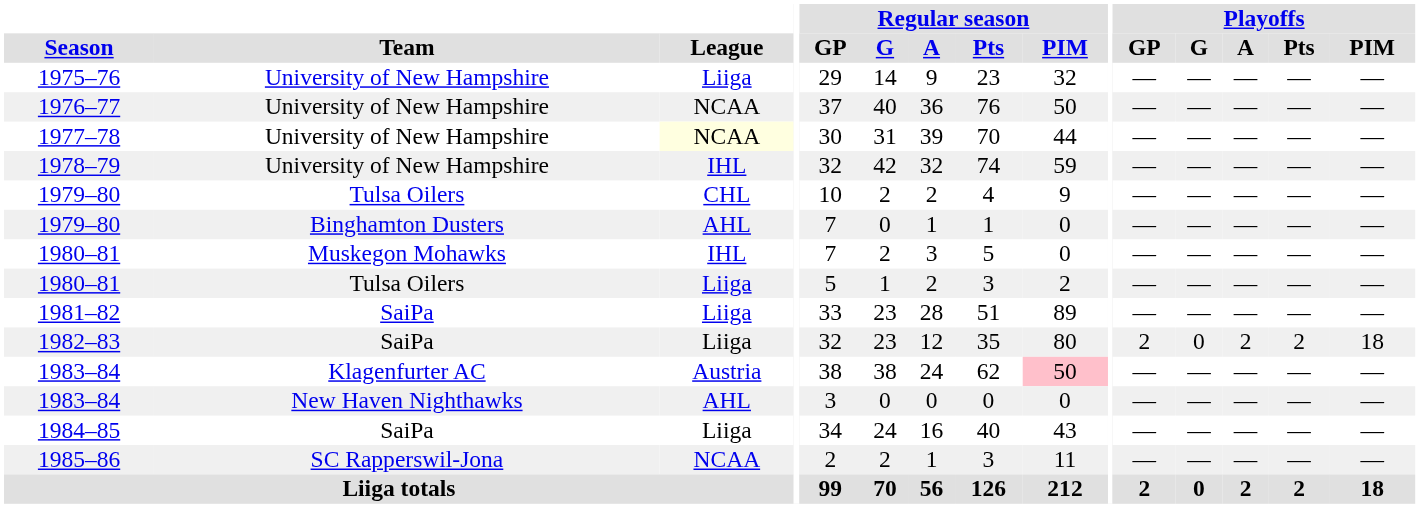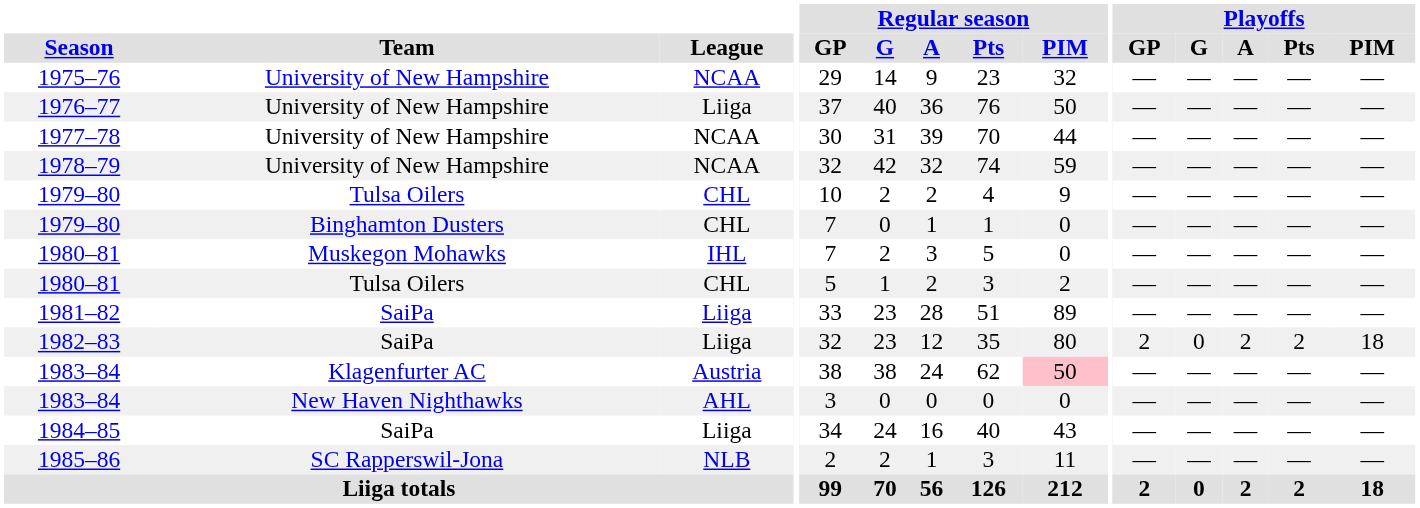(727, 77) Liiga -> (727, 77) NCAA
(727, 106) NCAA -> (727, 106) Liiga
(727, 136) lightyellow background -> (727, 136) no background
(727, 165) IHL -> (727, 165) NCAA
(727, 224) AHL -> (727, 224) CHL
(727, 283) Liiga -> (727, 283) CHL
(727, 459) NCAA -> (727, 459) NLB
